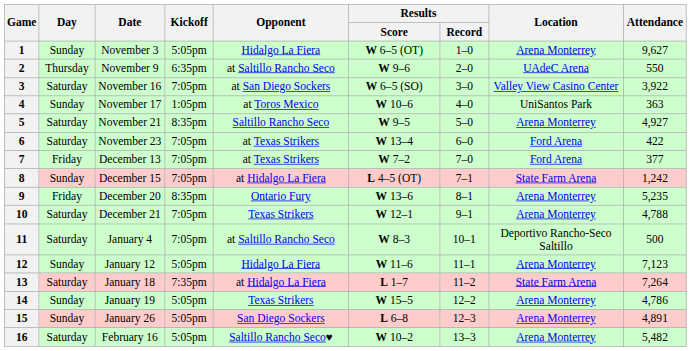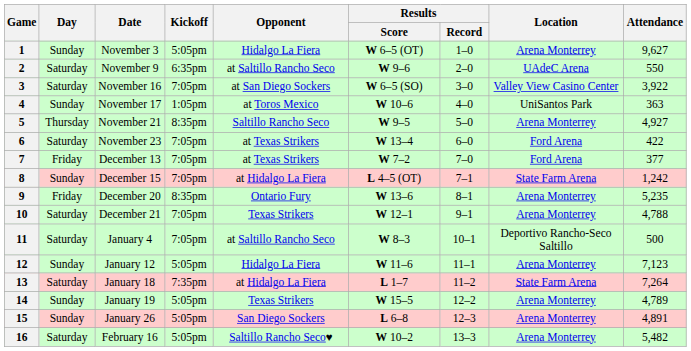(67, 68) Thursday -> (67, 68) Saturday
(67, 123) Saturday -> (67, 123) Thursday
(655, 300) 4,786 -> (655, 300) 4,789
